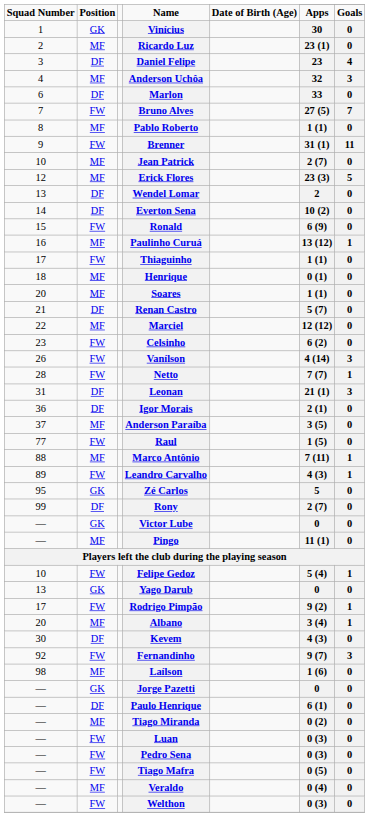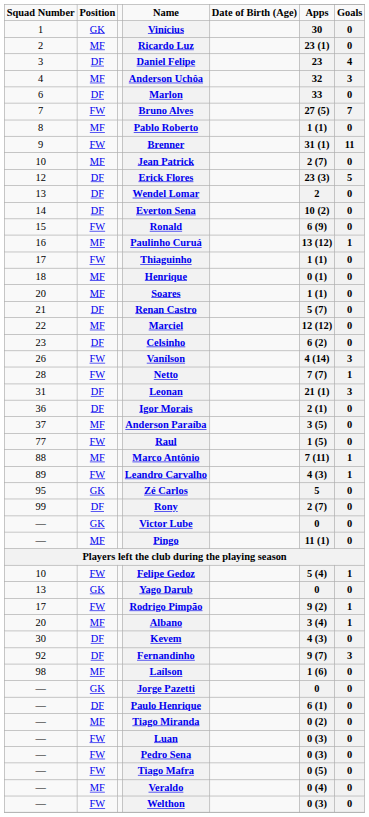(97, 177) MF -> (97, 177) DF
(97, 342) FW -> (97, 342) DF
(97, 656) FW -> (97, 656) DF
